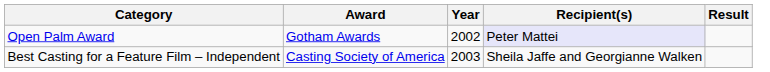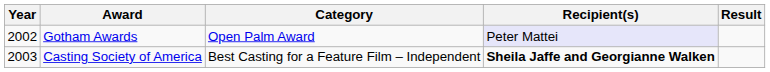columns swapped: (466, 15) <-> (144, 15)
(594, 57) normal -> (601, 57) bold
